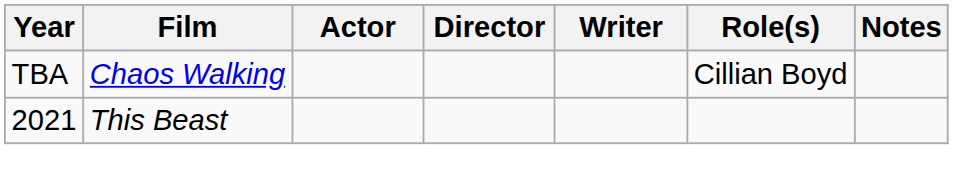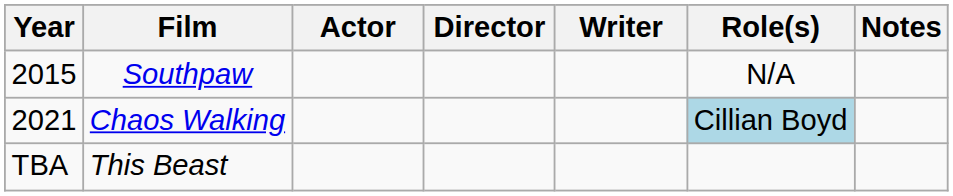+ row: (187, 73)
(40, 73) TBA -> (44, 119) 2021
(771, 73) no background -> (771, 119) lightblue background
(44, 119) 2021 -> (40, 166) TBA
